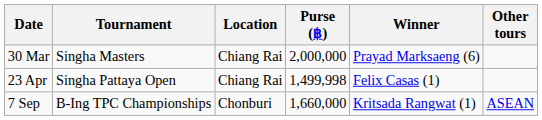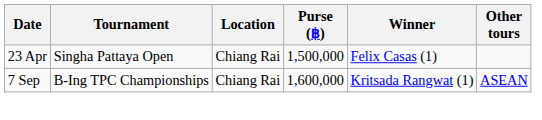- row: (29, 56)
(318, 80) 1,499,998 -> (315, 56) 1,500,000
(245, 104) Chonburi -> (248, 80) Chiang Rai
(318, 104) 1,660,000 -> (315, 80) 1,600,000
